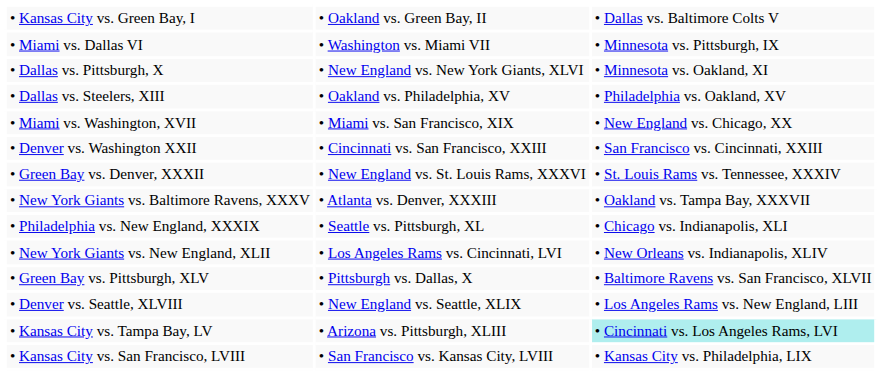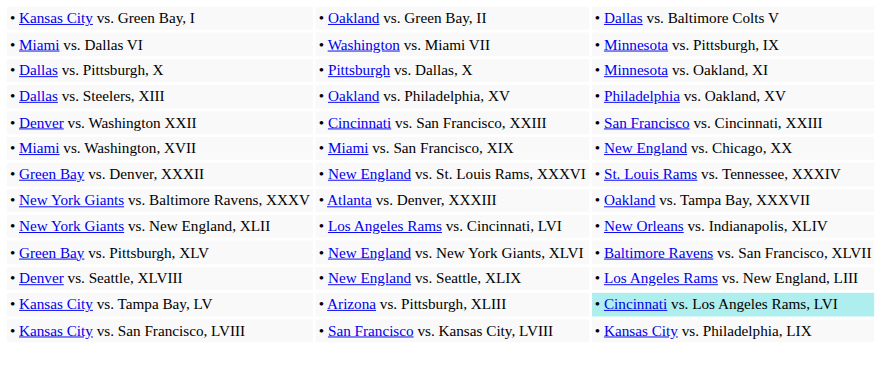(451, 70) • New England vs. New York Giants, XLVI -> (396, 70) • Pittsburgh vs. Dallas, X
rows swapped: (103, 122) <-> (103, 148)
- row: (135, 226)
(396, 278) • Pittsburgh vs. Dallas, X -> (451, 252) • New England vs. New York Giants, XLVI
